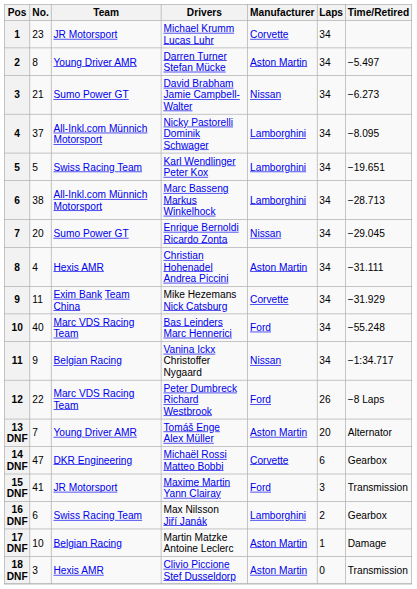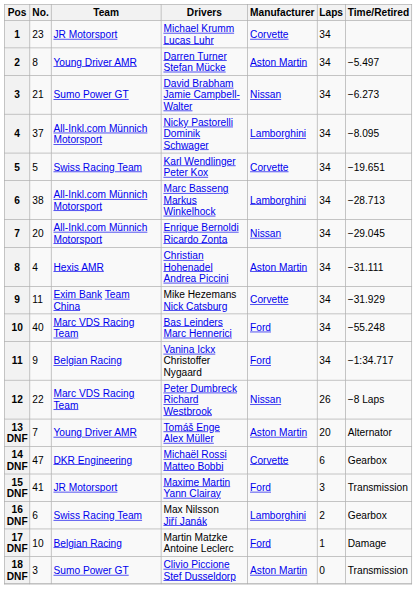(278, 167) Lamborghini -> (269, 167) Corvette
(91, 234) Sumo Power GT -> (100, 234) All-Inkl.com Münnich Motorsport
(266, 361) Nissan -> (261, 361) Ford
(261, 400) Ford -> (266, 400) Nissan
(279, 543) Aston Martin -> (261, 543) Ford
(79, 570) Hexis AMR -> (91, 570) Sumo Power GT
